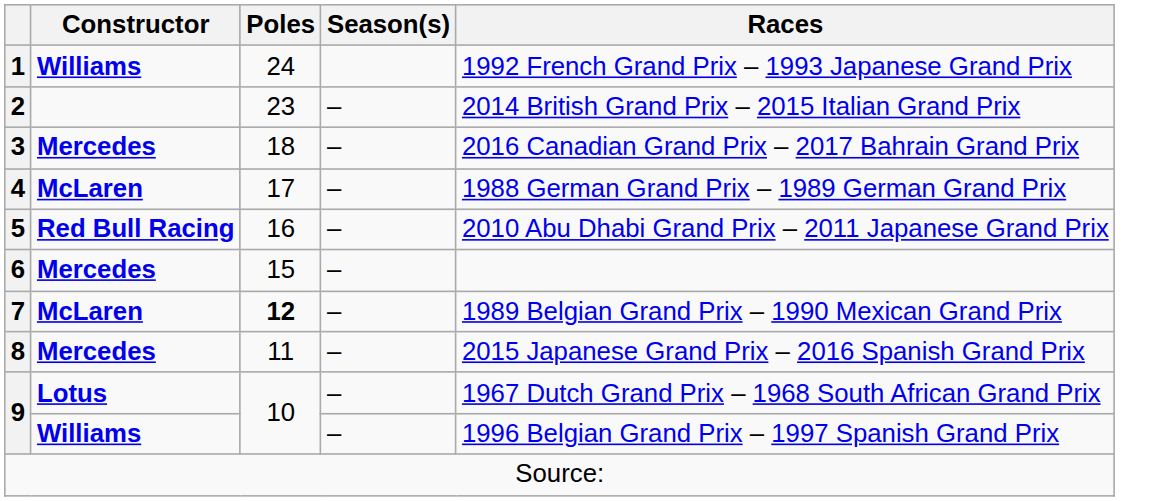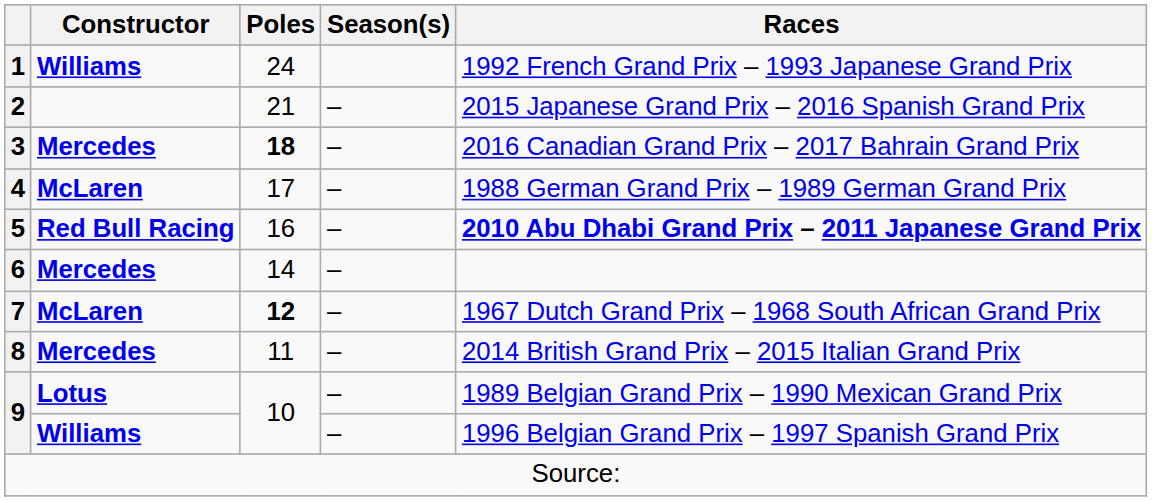(281, 106) 23 -> (281, 106) 21
(741, 106) 2014 British Grand Prix – 2015 Italian Grand Prix -> (773, 106) 2015 Japanese Grand Prix – 2016 Spanish Grand Prix
(281, 147) normal -> (281, 147) bold
(785, 229) normal -> (802, 229) bold
(281, 270) 15 -> (281, 270) 14
(762, 310) 1989 Belgian Grand Prix – 1990 Mexican Grand Prix -> (781, 310) 1967 Dutch Grand Prix – 1968 South African Grand Prix
(773, 351) 2015 Japanese Grand Prix – 2016 Spanish Grand Prix -> (741, 351) 2014 British Grand Prix – 2015 Italian Grand Prix
(781, 392) 1967 Dutch Grand Prix – 1968 South African Grand Prix -> (762, 392) 1989 Belgian Grand Prix – 1990 Mexican Grand Prix
